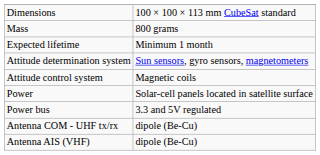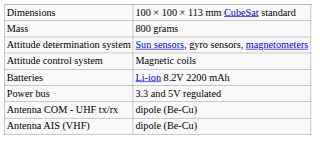- row: (43, 45)
- row: (20, 93)
+ row: (25, 77)
